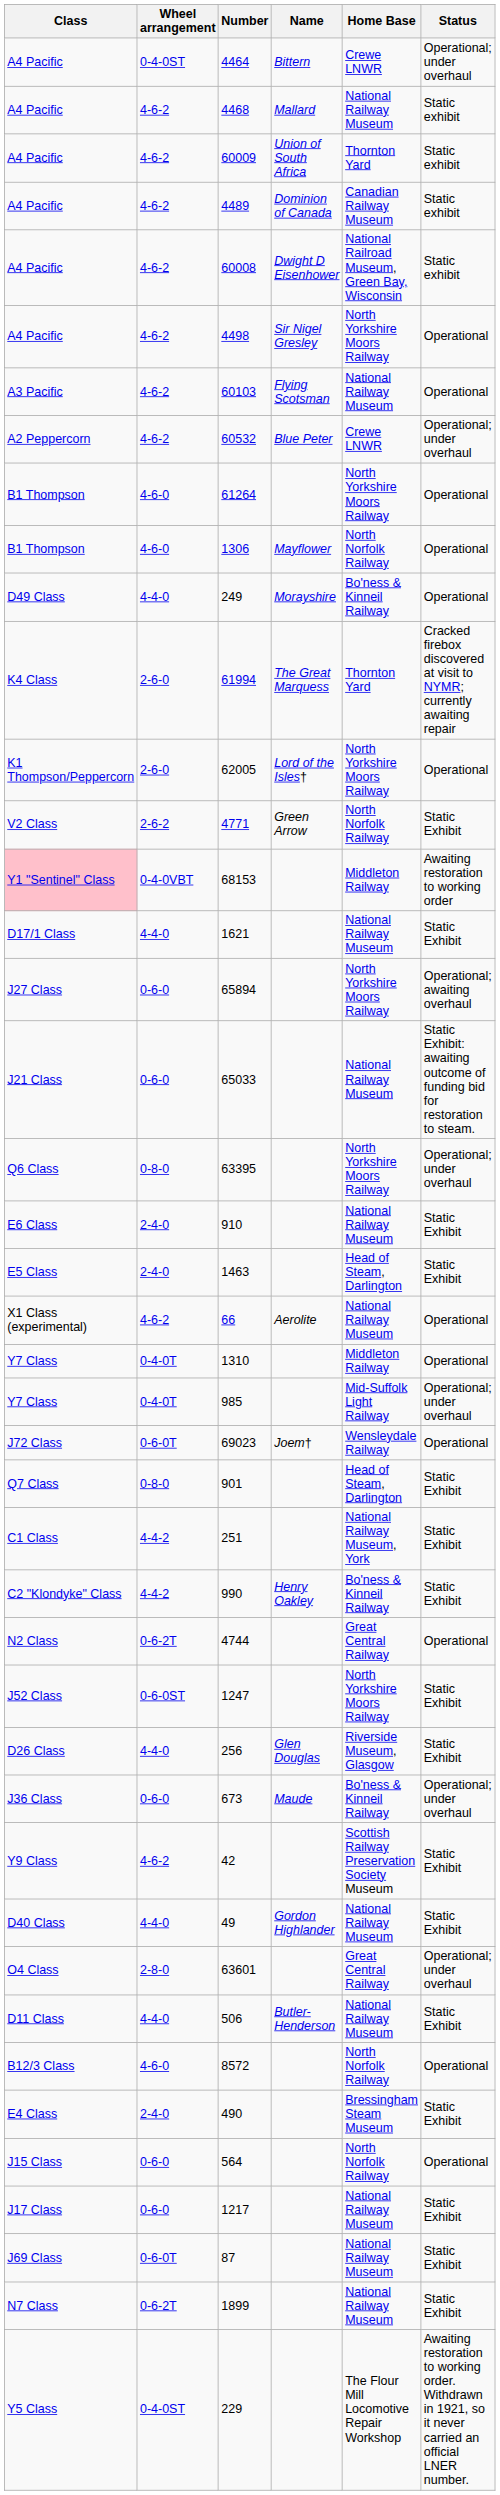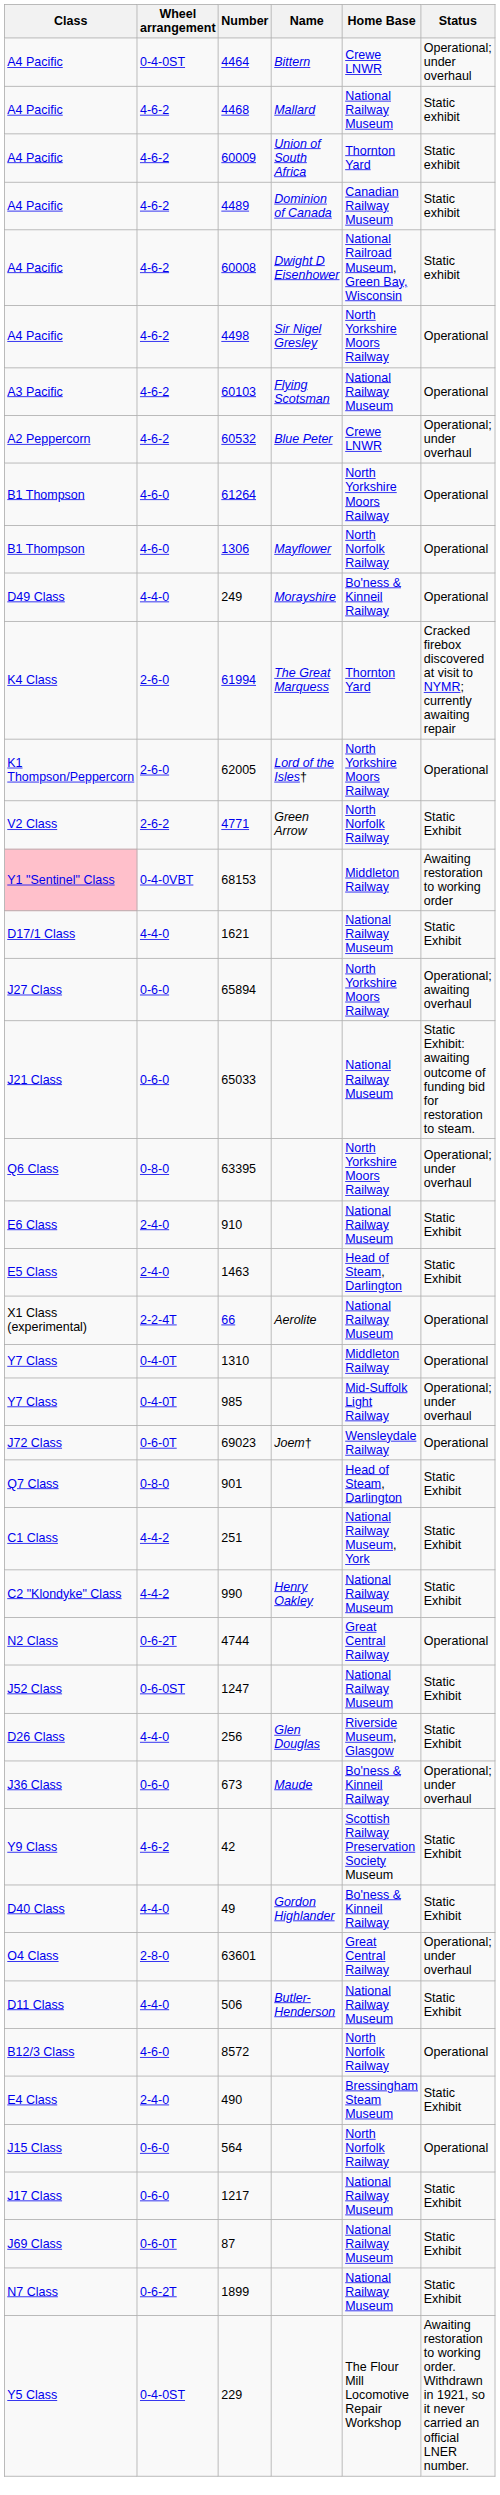(155, 1320) 4-6-2 -> (158, 1320) 2-2-4T
(373, 1593) Bo'ness & Kinneil Railway -> (369, 1593) National Railway Museum
(371, 1696) North Yorkshire Moors Railway -> (369, 1689) National Railway Museum
(369, 1922) National Railway Museum -> (373, 1908) Bo'ness & Kinneil Railway
